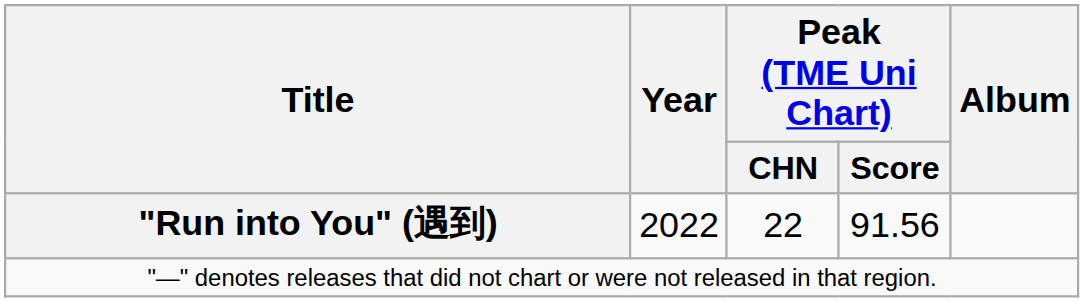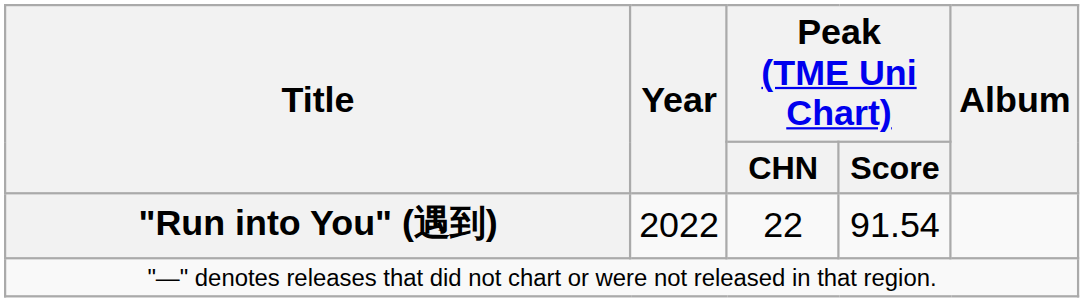(895, 224) 91.56 -> (895, 224) 91.54
